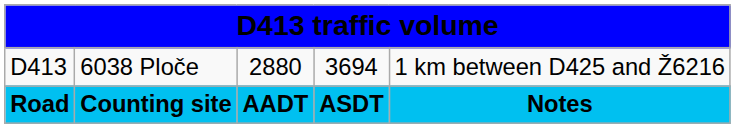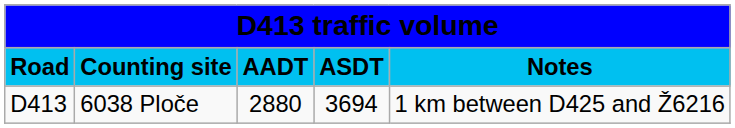rows swapped: (40, 104) <-> (39, 66)
